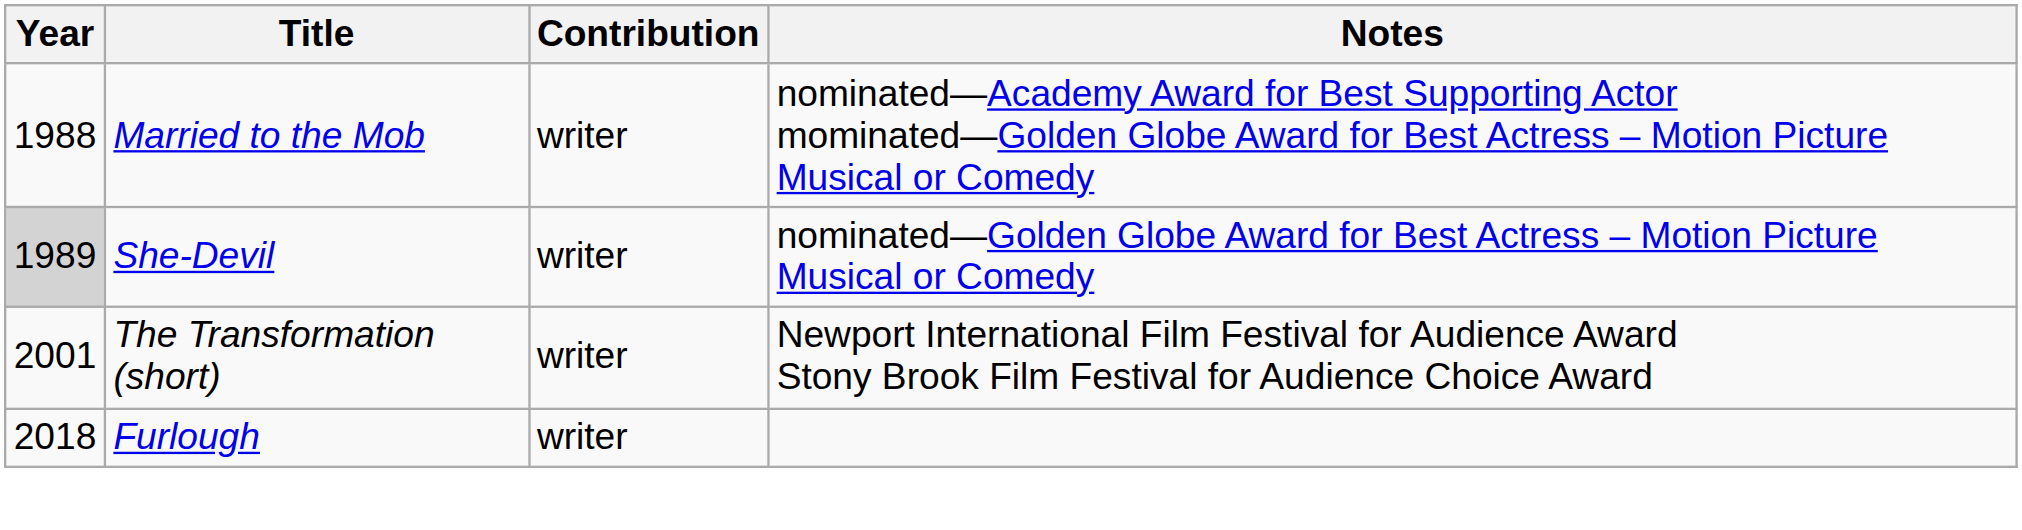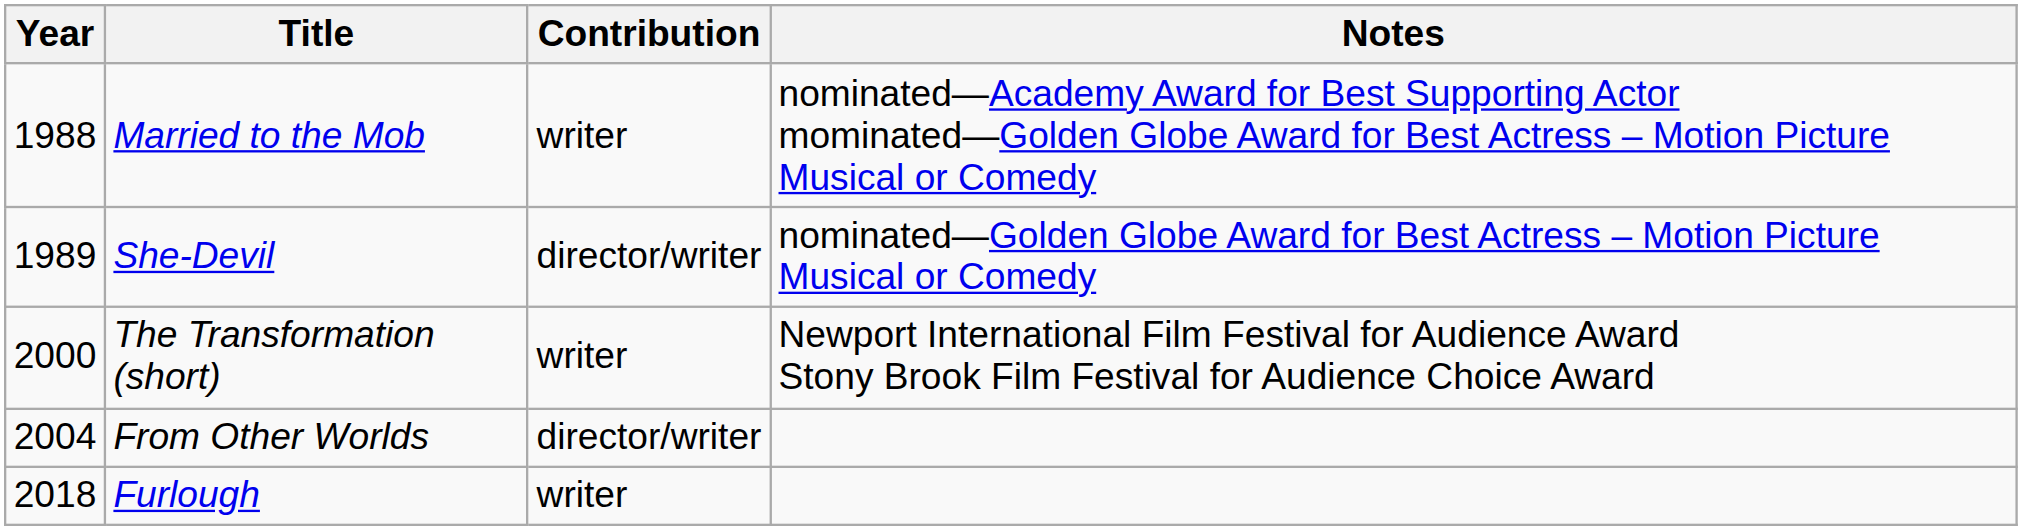(55, 256) lightgrey background -> (55, 256) no background
(582, 256) writer -> (649, 256) director/writer
(55, 356) 2001 -> (55, 356) 2000
+ row: (271, 436)
